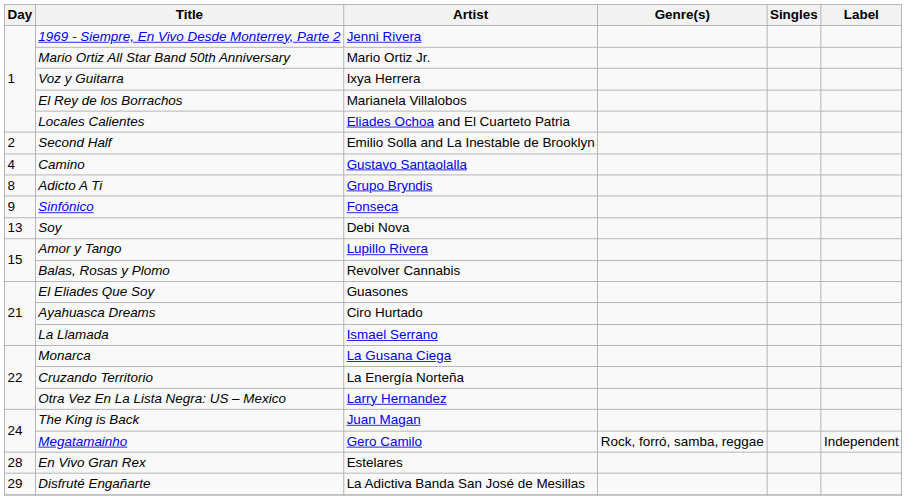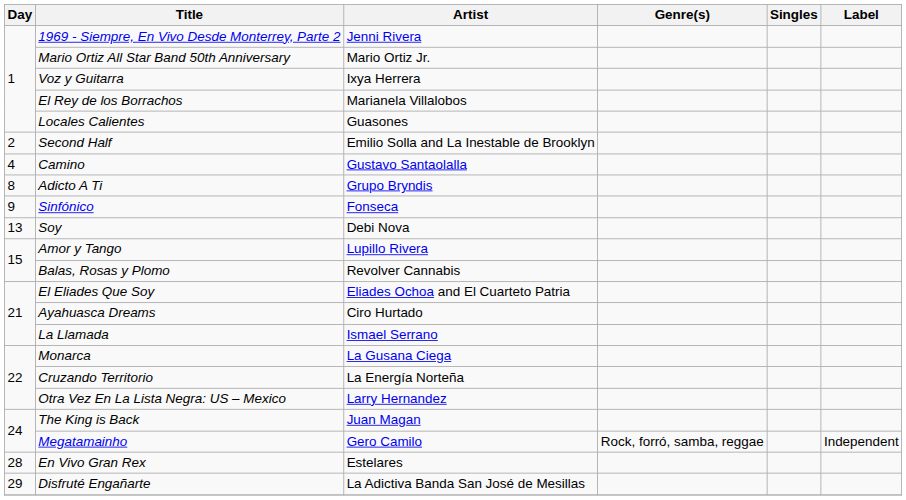(458, 121) Eliades Ochoa and El Cuarteto Patria -> (377, 121) Guasones
(377, 292) Guasones -> (458, 292) Eliades Ochoa and El Cuarteto Patria
